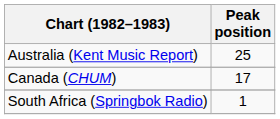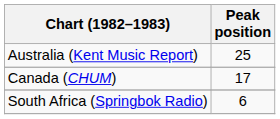(243, 101) 1 -> (243, 101) 6
